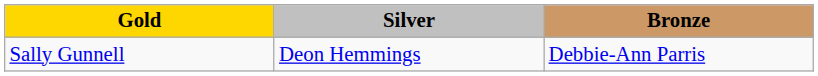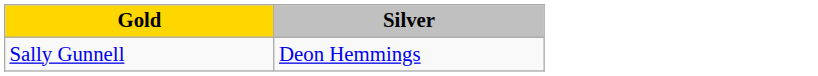- column: (679, 20)
